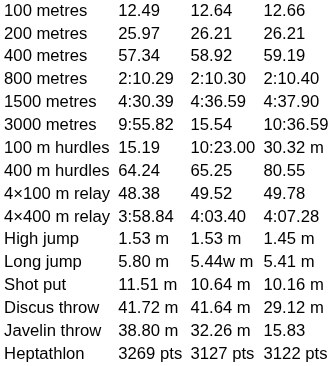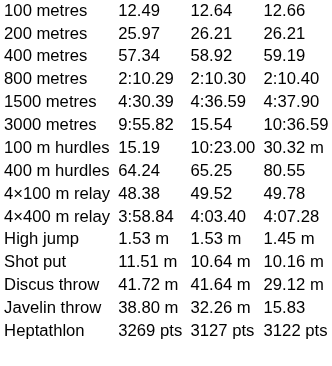- row: (43, 262)
